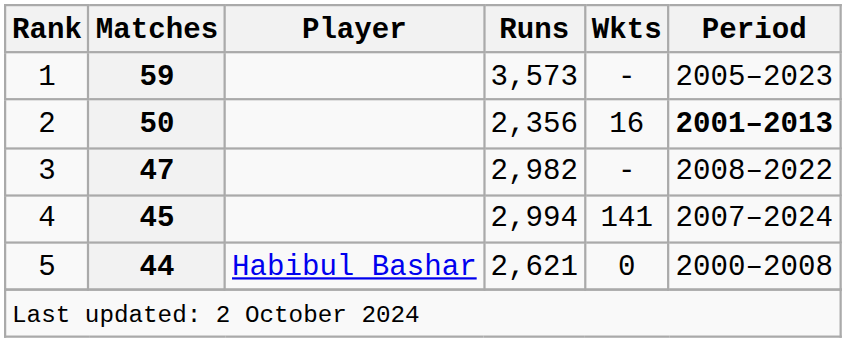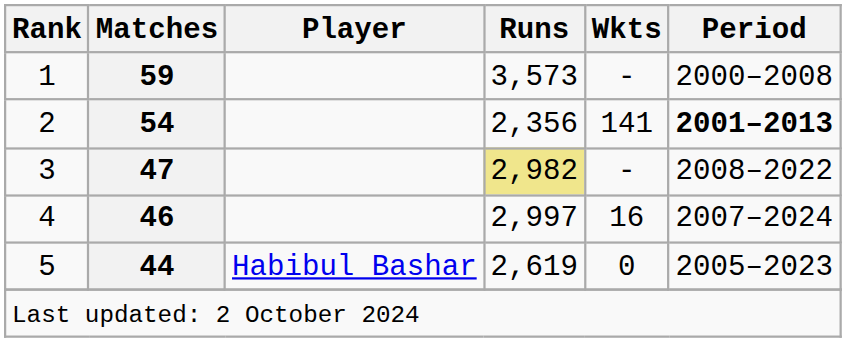(754, 76) 2005–2023 -> (754, 76) 2000–2008
(157, 124) 50 -> (157, 124) 54
(627, 124) 16 -> (627, 124) 141
(534, 171) no background -> (534, 171) khaki background
(157, 219) 45 -> (157, 219) 46
(534, 219) 2,994 -> (534, 219) 2,997
(627, 219) 141 -> (627, 219) 16
(534, 266) 2,621 -> (534, 266) 2,619
(754, 266) 2000–2008 -> (754, 266) 2005–2023
